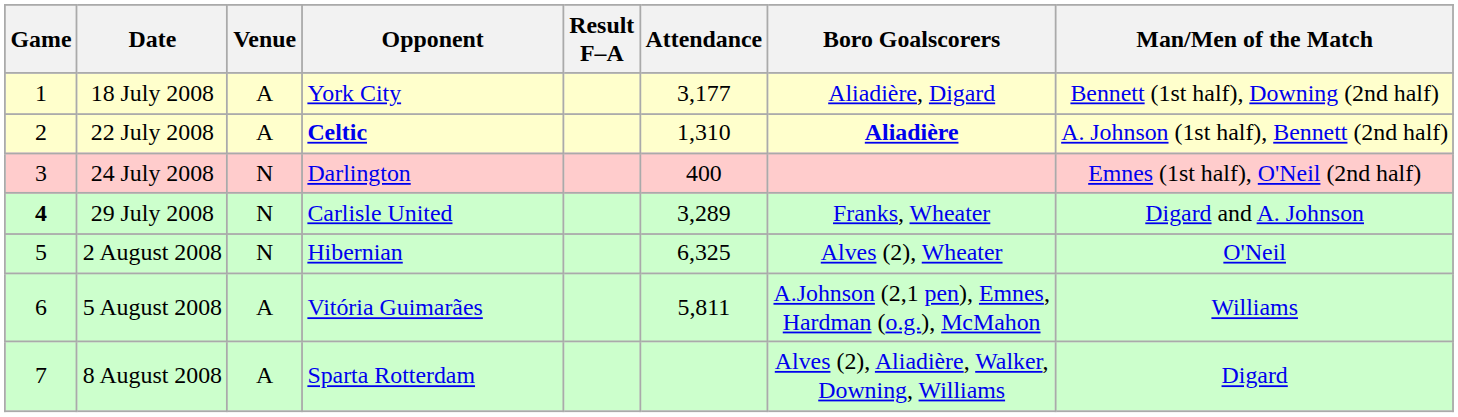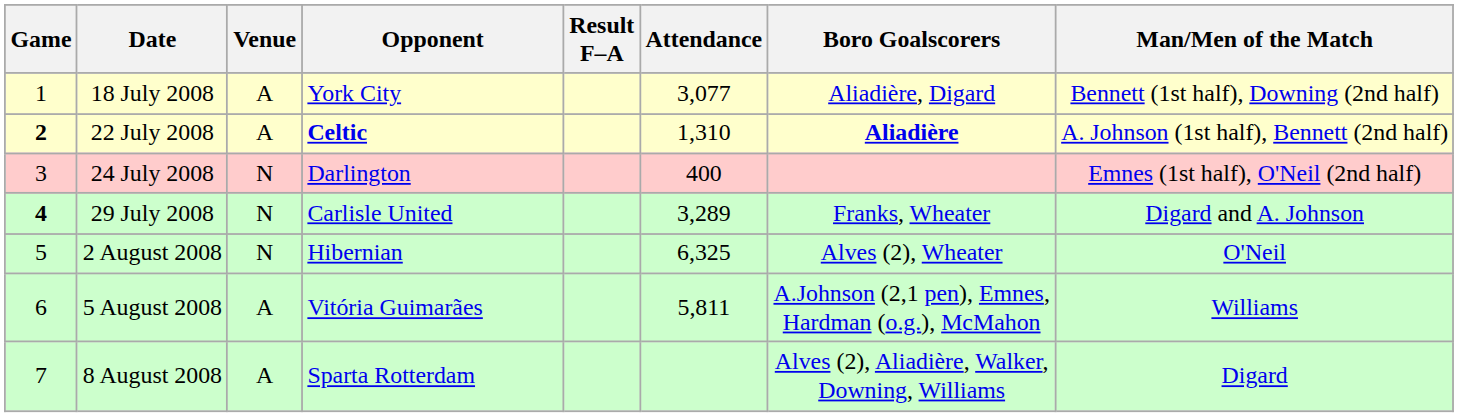(704, 93) 3,177 -> (704, 93) 3,077
(41, 133) normal -> (41, 133) bold
